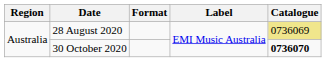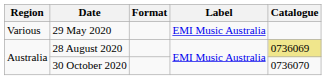+ row: (82, 30)
(290, 48) bold -> (290, 65) normal
